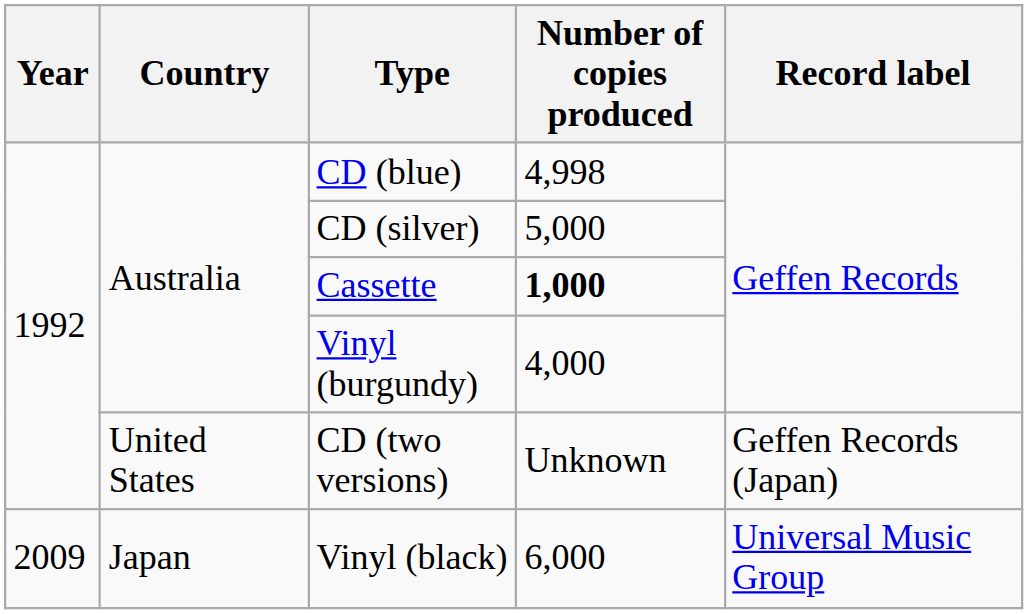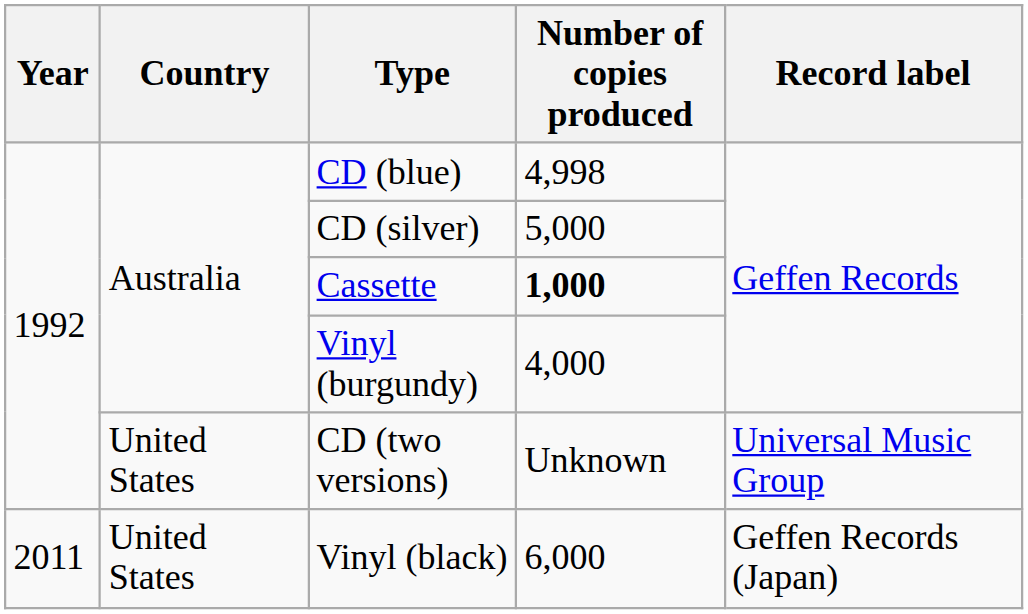(845, 460) Geffen Records (Japan) -> (852, 460) Universal Music Group
(49, 557) 2009 -> (49, 557) 2011
(150, 557) Japan -> (158, 557) United States
(852, 557) Universal Music Group -> (845, 557) Geffen Records (Japan)
